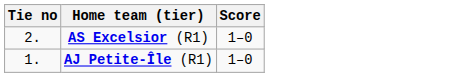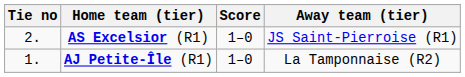+ column: (362, 16)
